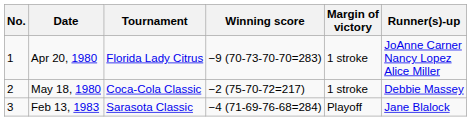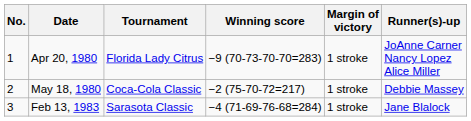(344, 107) Playoff -> (347, 107) 1 stroke
